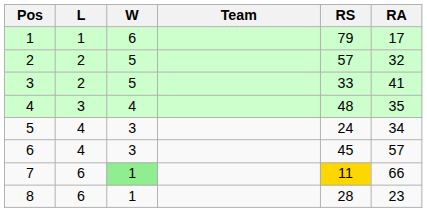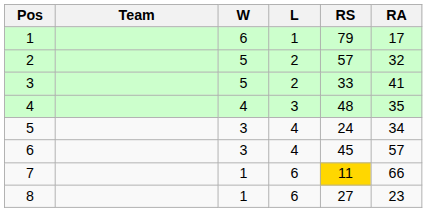columns swapped: (239, 15) <-> (81, 15)
(132, 173) lightgreen background -> (243, 173) no background
(345, 196) 28 -> (345, 196) 27
